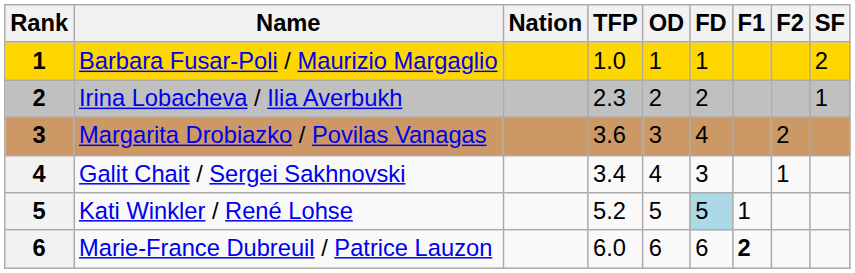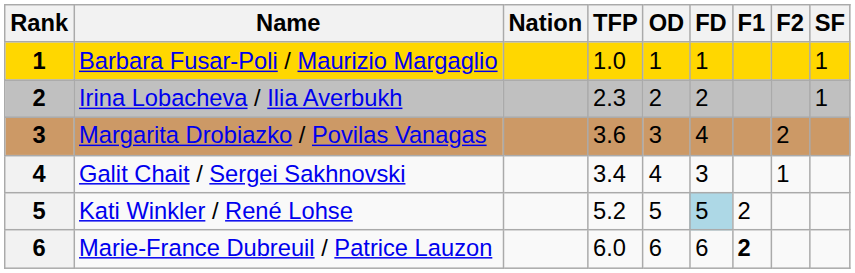(821, 60) 2 -> (821, 60) 1
(744, 211) 1 -> (744, 211) 2
